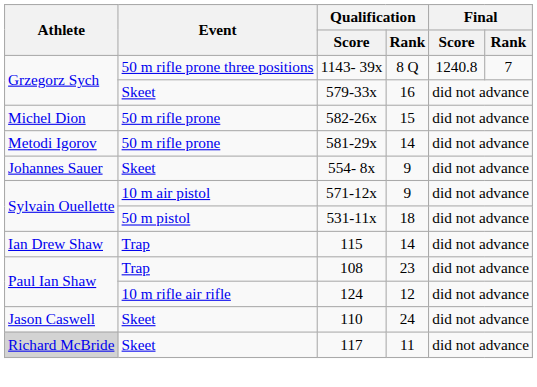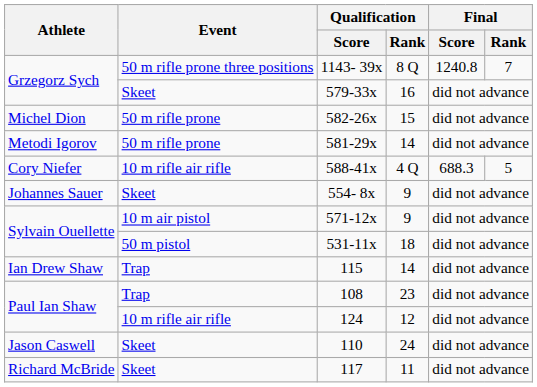+ row: (352, 168)
(61, 344) lightgrey background -> (61, 369) no background
